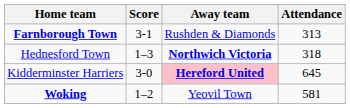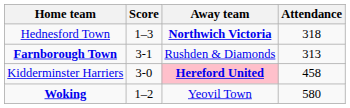rows swapped: (65, 53) <-> (65, 34)
(312, 73) 645 -> (312, 73) 458
(312, 93) 581 -> (312, 93) 580
